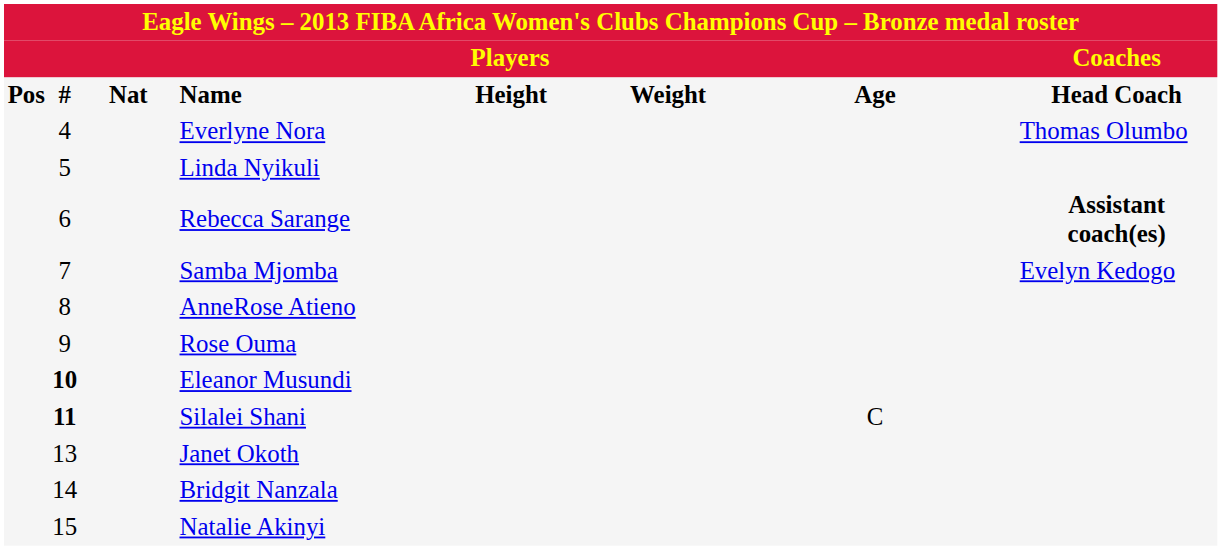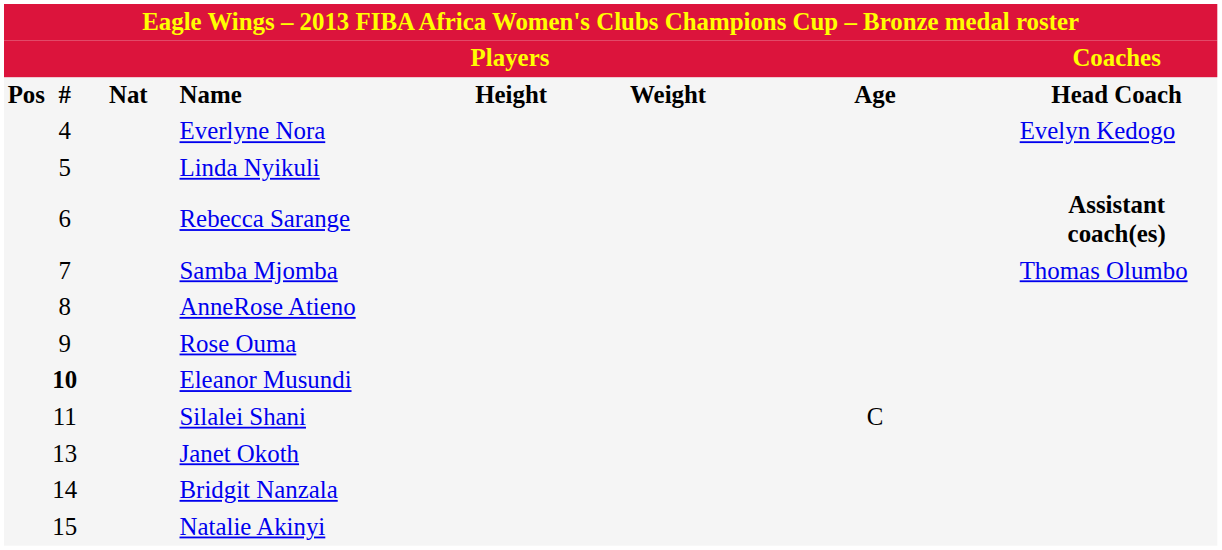(1104, 131) Thomas Olumbo -> (1097, 131) Evelyn Kedogo
(1097, 270) Evelyn Kedogo -> (1104, 270) Thomas Olumbo
(65, 417) bold -> (65, 417) normal
